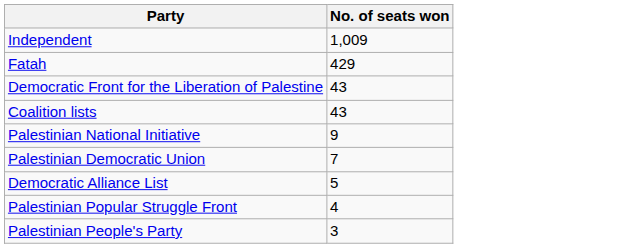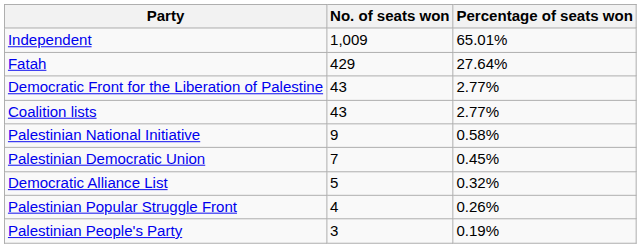+ column: (545, 16)
